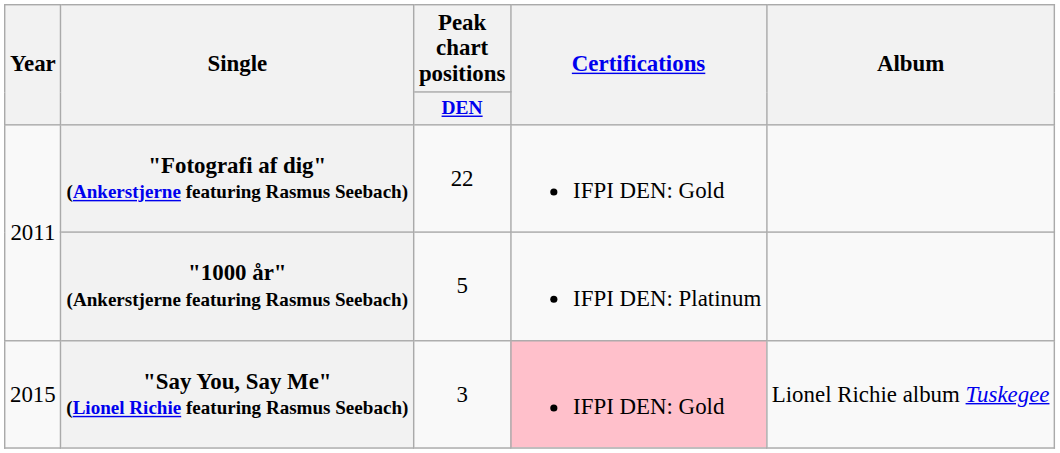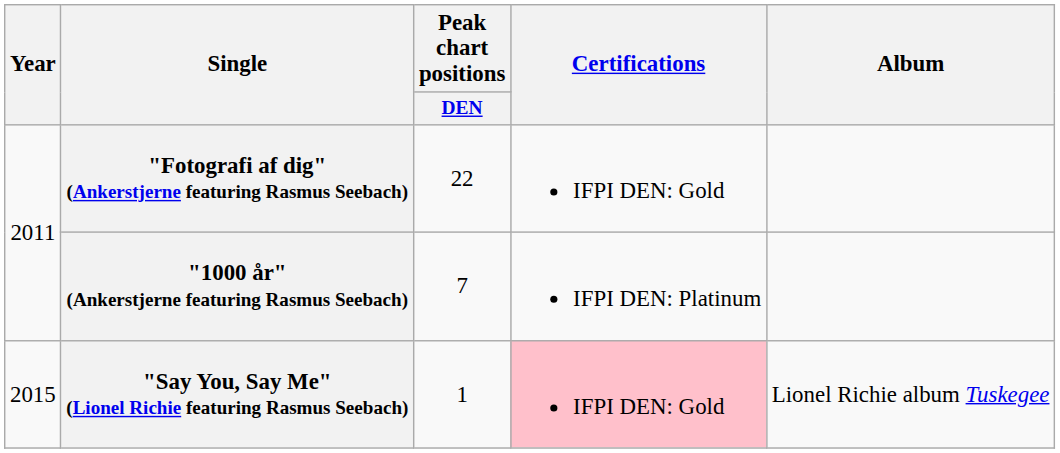(462, 286) 5 -> (462, 286) 7
(462, 393) 3 -> (462, 393) 1
